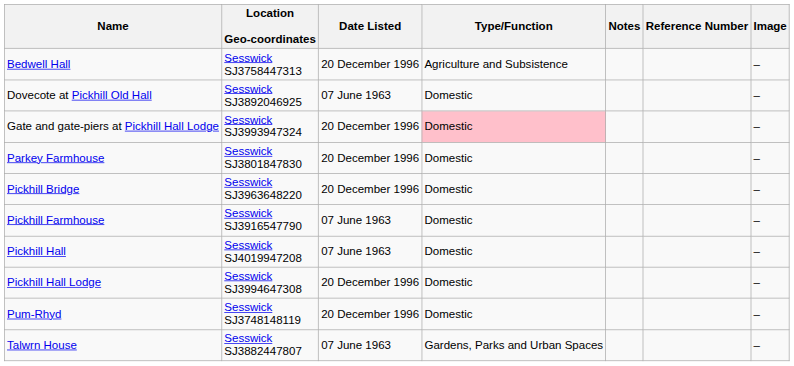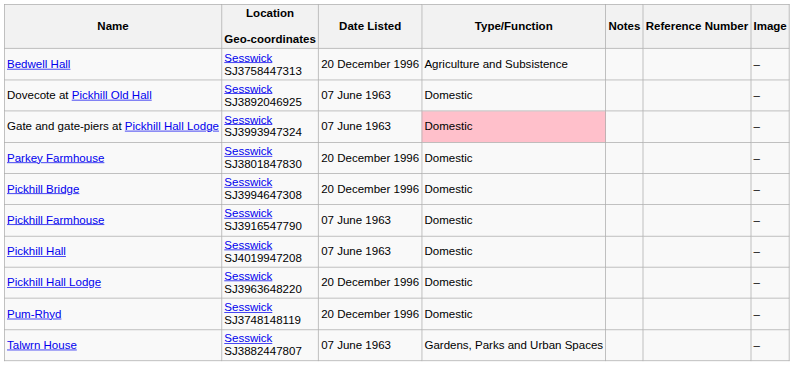(370, 126) 20 December 1996 -> (356, 126) 07 June 1963
(263, 189) Sesswick SJ3963648220 -> (263, 189) Sesswick SJ3994647308
(263, 282) Sesswick SJ3994647308 -> (263, 282) Sesswick SJ3963648220
